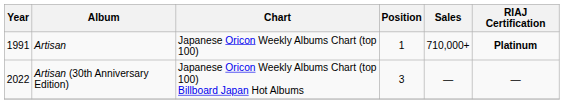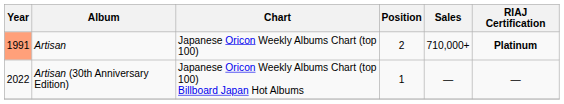(18, 46) no background -> (18, 46) lightsalmon background
(402, 46) 1 -> (402, 46) 2
(402, 79) 3 -> (402, 79) 1
